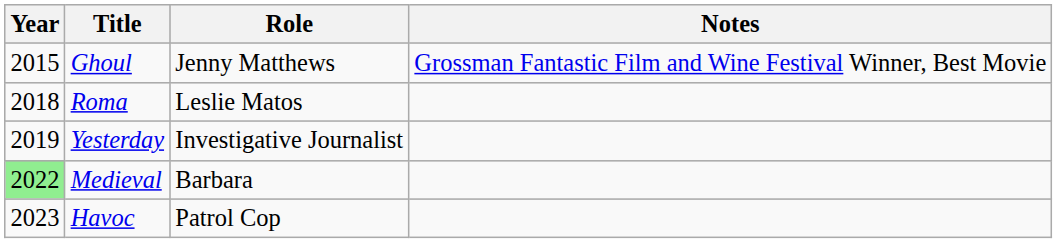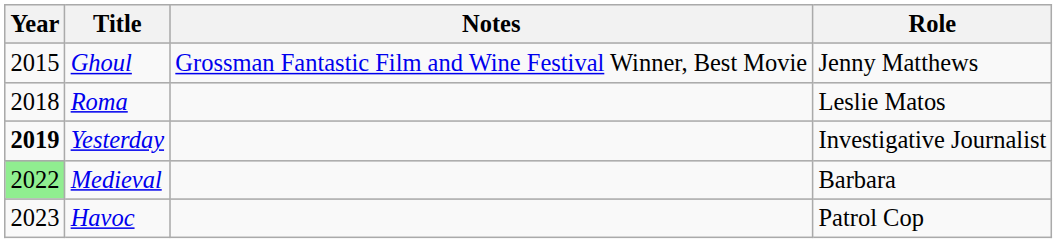columns swapped: (289, 23) <-> (730, 23)
(35, 140) normal -> (35, 140) bold
